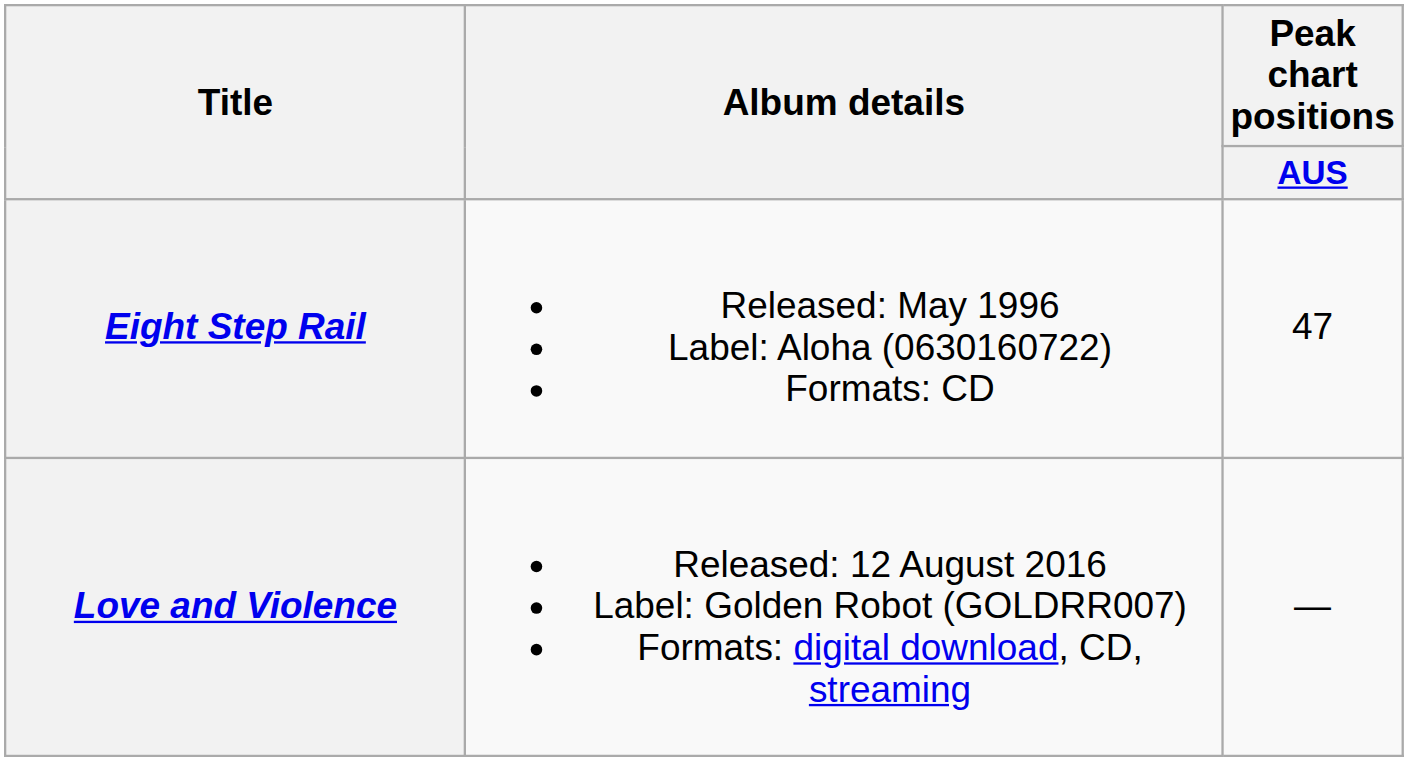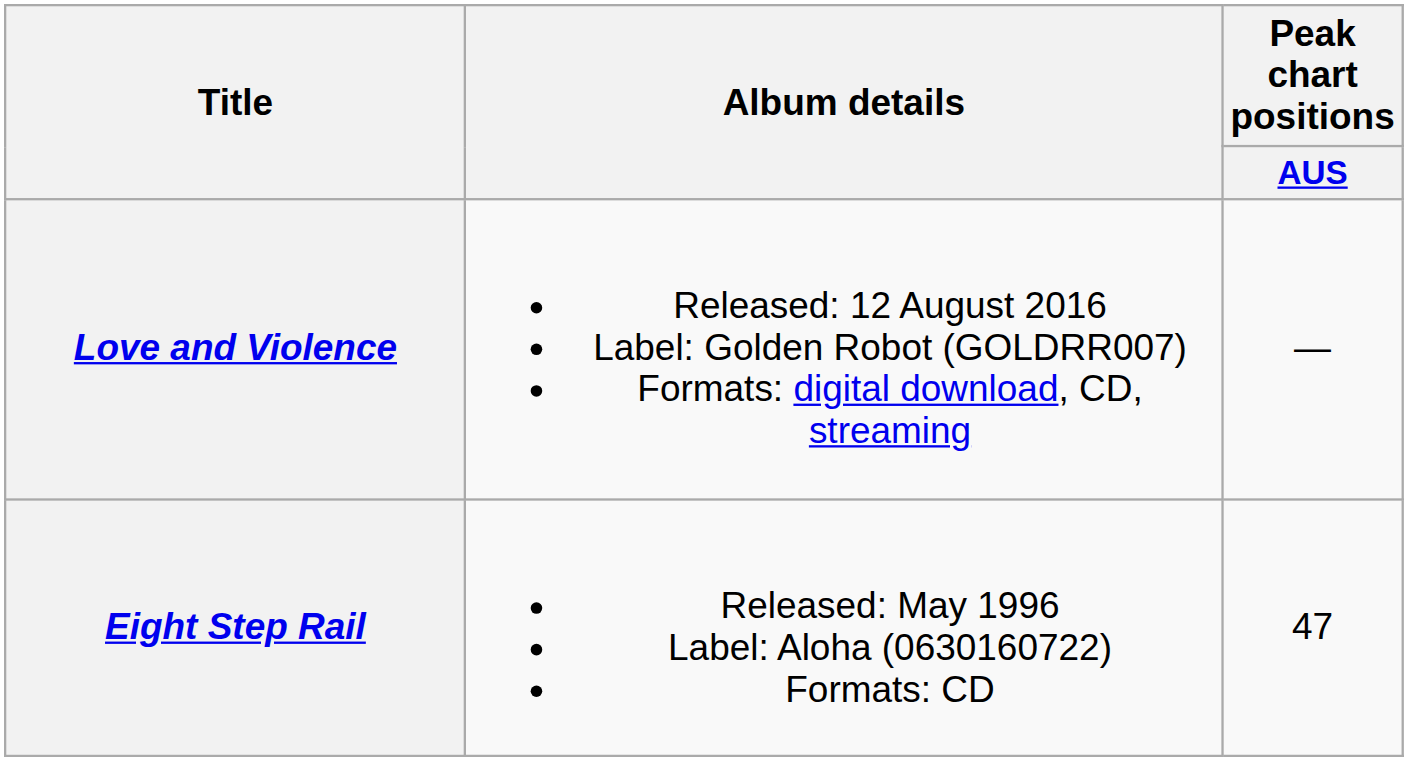rows swapped: (235, 327) <-> (235, 605)
